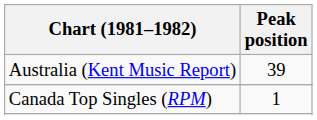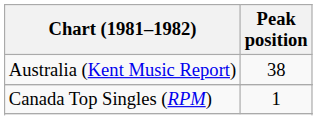(276, 69) 39 -> (276, 69) 38
